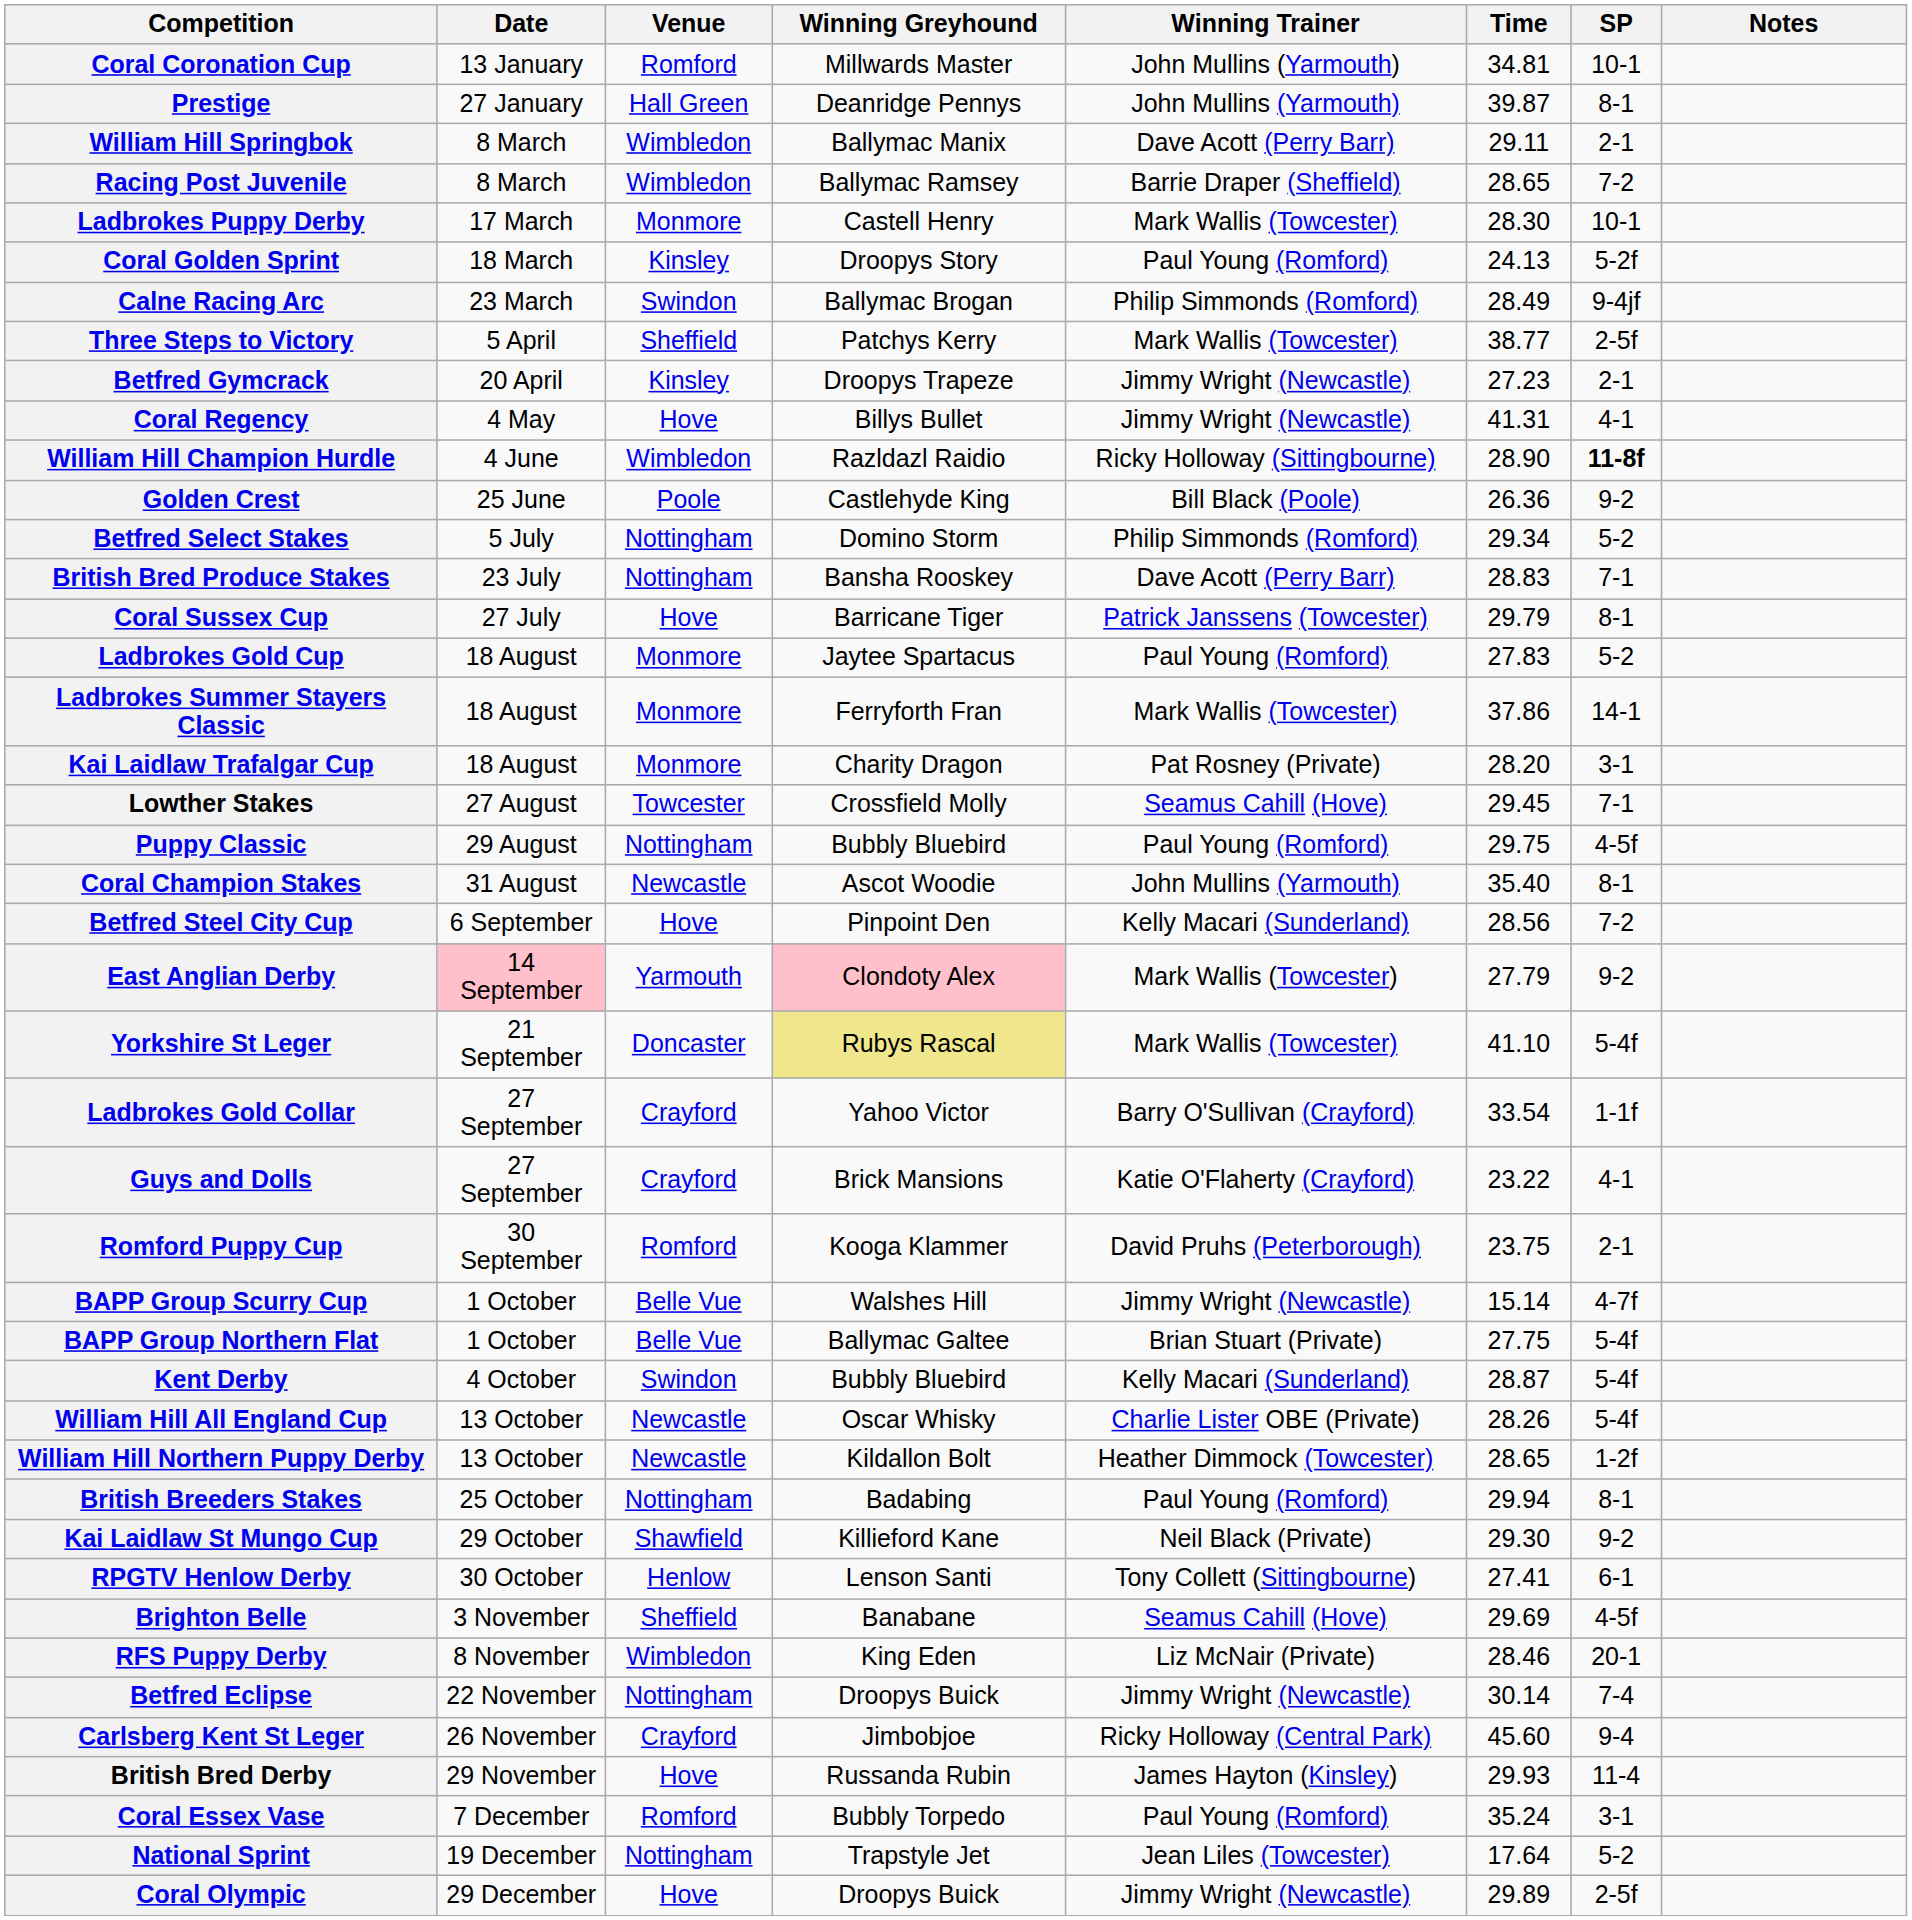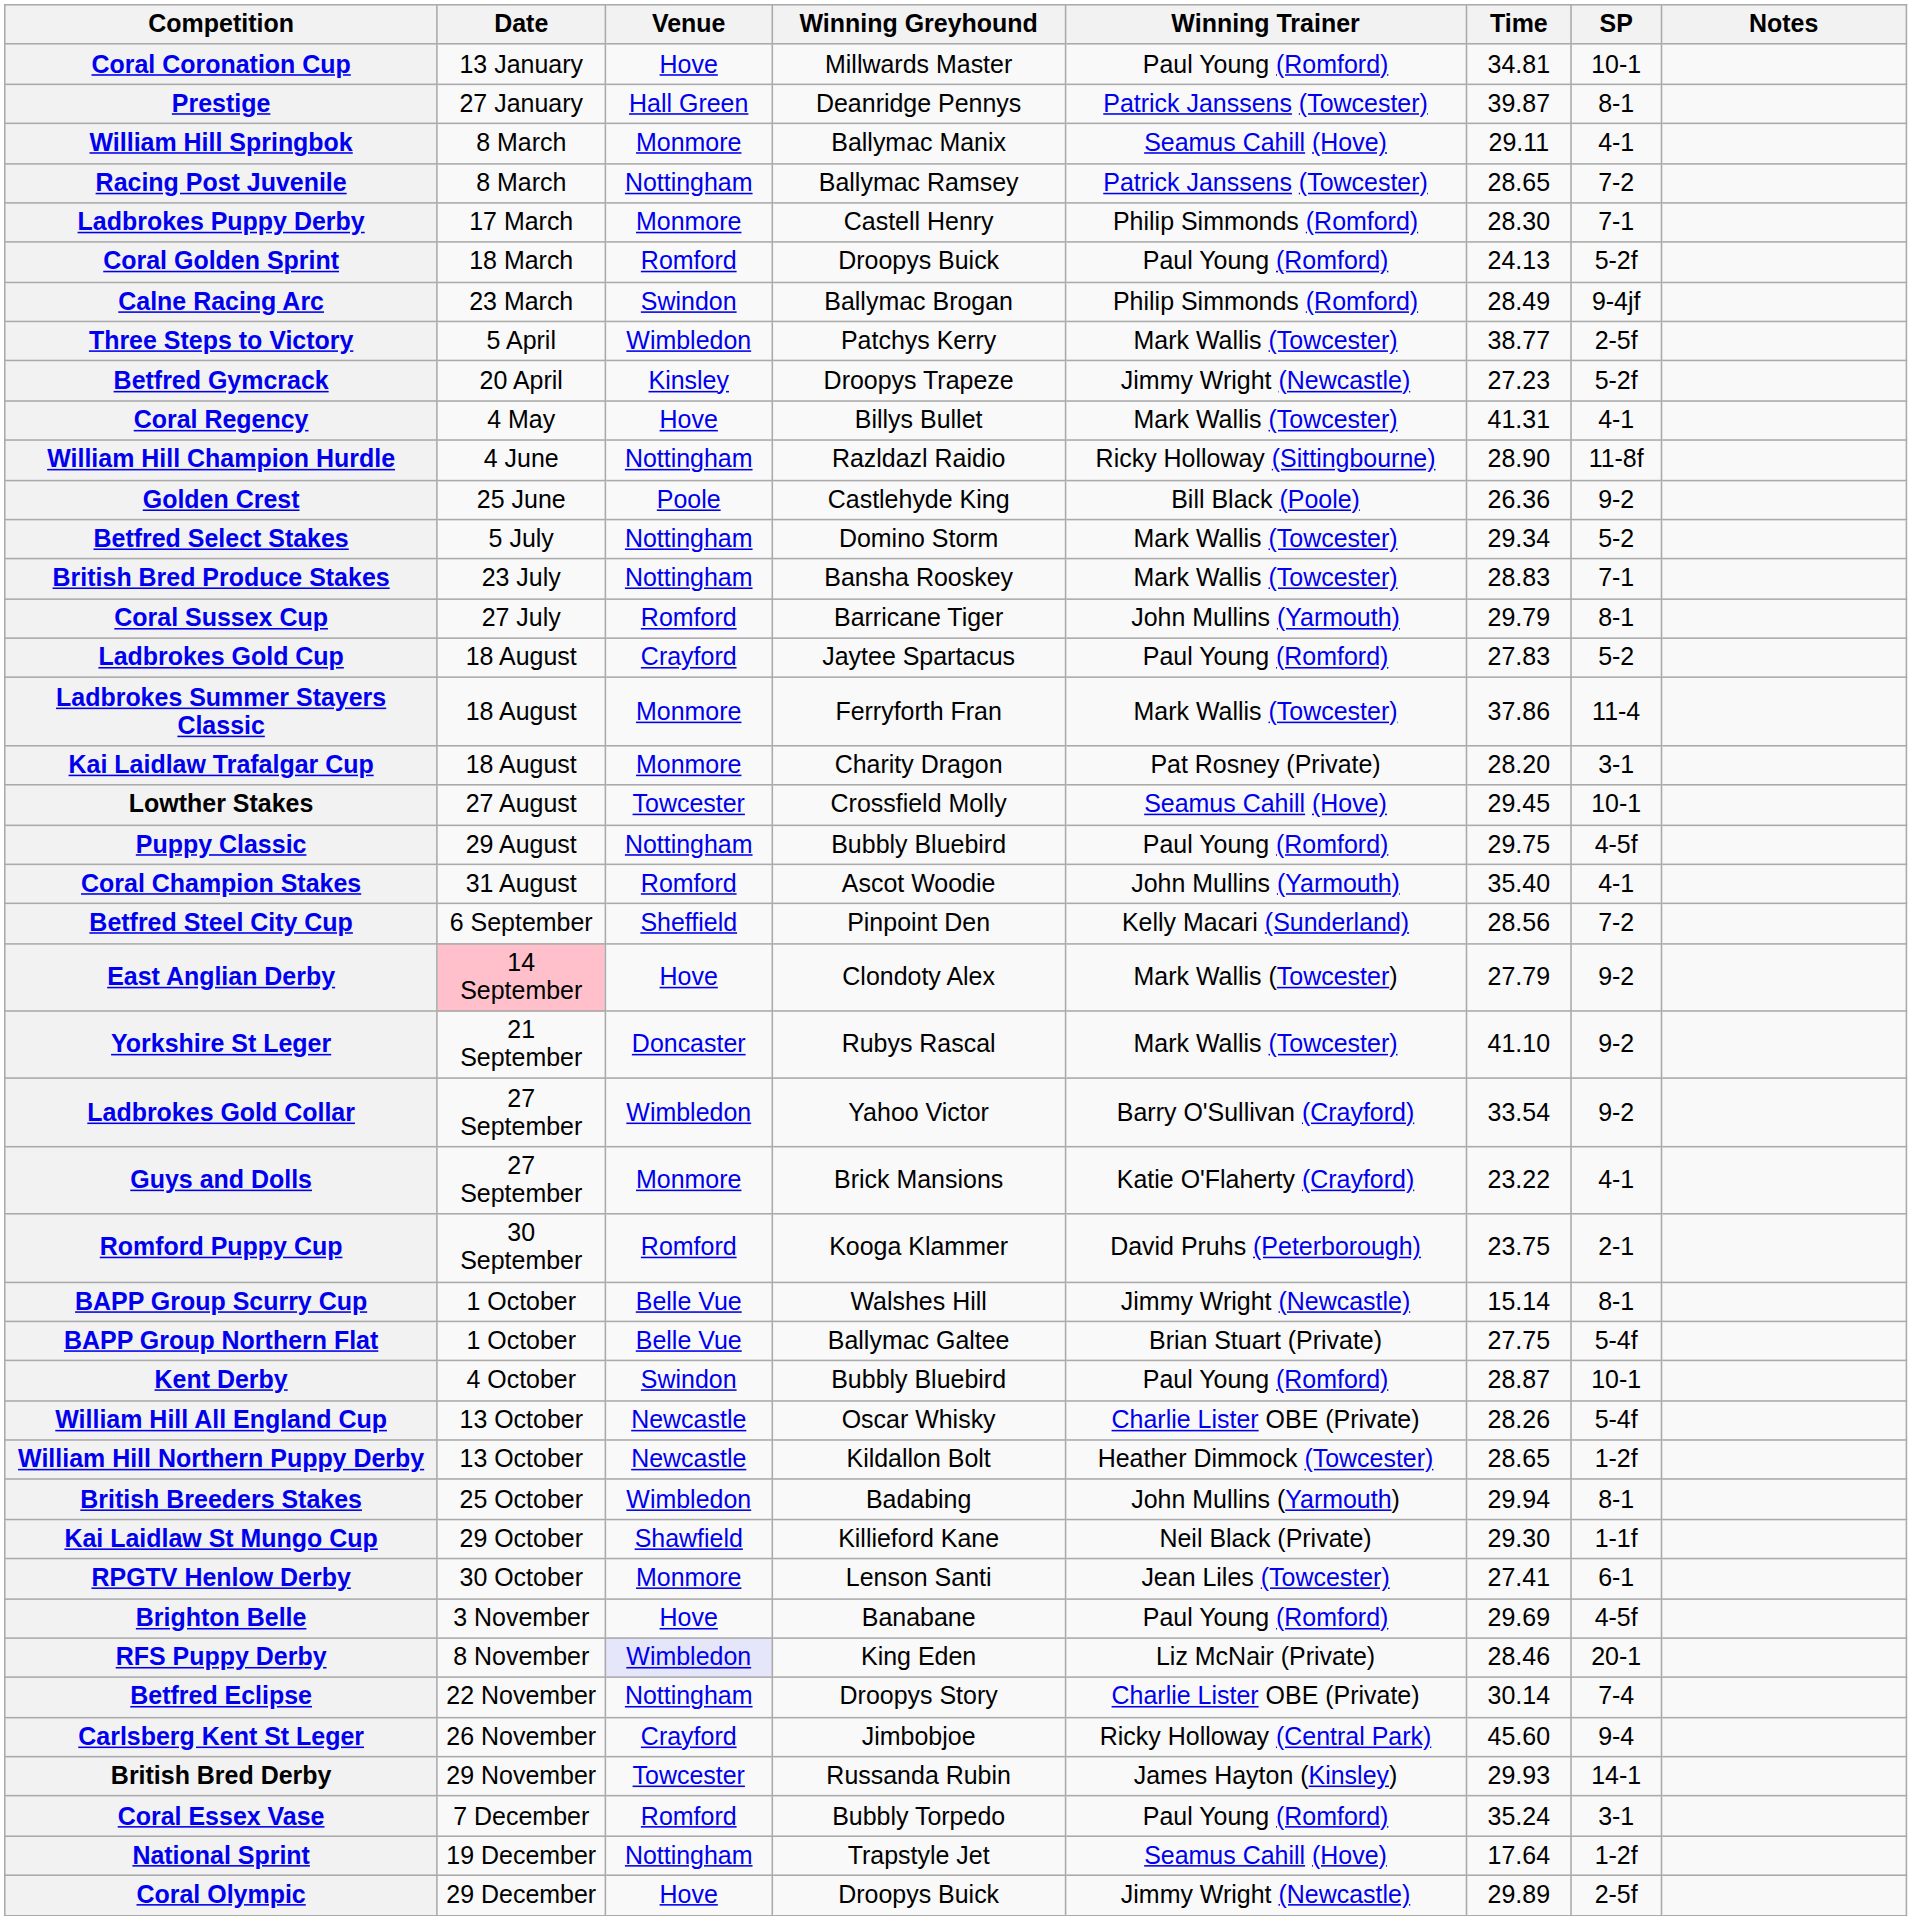(689, 63) Romford -> (689, 63) Hove
(1266, 63) John Mullins (Yarmouth) -> (1266, 63) Paul Young (Romford)
(1266, 103) John Mullins (Yarmouth) -> (1266, 103) Patrick Janssens (Towcester)
(689, 143) Wimbledon -> (689, 143) Monmore
(1266, 143) Dave Acott (Perry Barr) -> (1266, 143) Seamus Cahill (Hove)
(1616, 143) 2-1 -> (1616, 143) 4-1
(689, 182) Wimbledon -> (689, 182) Nottingham
(1266, 182) Barrie Draper (Sheffield) -> (1266, 182) Patrick Janssens (Towcester)
(1266, 222) Mark Wallis (Towcester) -> (1266, 222) Philip Simmonds (Romford)
(1616, 222) 10-1 -> (1616, 222) 7-1
(689, 261) Kinsley -> (689, 261) Romford
(919, 261) Droopys Story -> (919, 261) Droopys Buick
(689, 340) Sheffield -> (689, 340) Wimbledon
(1616, 380) 2-1 -> (1616, 380) 5-2f
(1266, 420) Jimmy Wright (Newcastle) -> (1266, 420) Mark Wallis (Towcester)
(689, 459) Wimbledon -> (689, 459) Nottingham
(1616, 459) bold -> (1616, 459) normal
(1266, 538) Philip Simmonds (Romford) -> (1266, 538) Mark Wallis (Towcester)
(1266, 578) Dave Acott (Perry Barr) -> (1266, 578) Mark Wallis (Towcester)
(689, 618) Hove -> (689, 618) Romford
(1266, 618) Patrick Janssens (Towcester) -> (1266, 618) John Mullins (Yarmouth)
(689, 657) Monmore -> (689, 657) Crayford
(1616, 711) 14-1 -> (1616, 711) 11-4
(1616, 804) 7-1 -> (1616, 804) 10-1
(689, 883) Newcastle -> (689, 883) Romford
(1616, 883) 8-1 -> (1616, 883) 4-1
(689, 923) Hove -> (689, 923) Sheffield
(689, 976) Yarmouth -> (689, 976) Hove
(919, 976) pink background -> (919, 976) no background
(919, 1044) khaki background -> (919, 1044) no background
(1616, 1044) 5-4f -> (1616, 1044) 9-2
(689, 1112) Crayford -> (689, 1112) Wimbledon
(1616, 1112) 1-1f -> (1616, 1112) 9-2
(689, 1179) Crayford -> (689, 1179) Monmore
(1616, 1301) 4-7f -> (1616, 1301) 8-1
(1266, 1380) Kelly Macari (Sunderland) -> (1266, 1380) Paul Young (Romford)
(1616, 1380) 5-4f -> (1616, 1380) 10-1
(689, 1499) Nottingham -> (689, 1499) Wimbledon
(1266, 1499) Paul Young (Romford) -> (1266, 1499) John Mullins (Yarmouth)
(1616, 1538) 9-2 -> (1616, 1538) 1-1f
(689, 1578) Henlow -> (689, 1578) Monmore
(1266, 1578) Tony Collett (Sittingbourne) -> (1266, 1578) Jean Liles (Towcester)
(689, 1617) Sheffield -> (689, 1617) Hove
(1266, 1617) Seamus Cahill (Hove) -> (1266, 1617) Paul Young (Romford)
(689, 1657) no background -> (689, 1657) lavender background
(919, 1697) Droopys Buick -> (919, 1697) Droopys Story
(1266, 1697) Jimmy Wright (Newcastle) -> (1266, 1697) Charlie Lister OBE (Private)
(689, 1776) Hove -> (689, 1776) Towcester
(1616, 1776) 11-4 -> (1616, 1776) 14-1
(1266, 1855) Jean Liles (Towcester) -> (1266, 1855) Seamus Cahill (Hove)
(1616, 1855) 5-2 -> (1616, 1855) 1-2f
